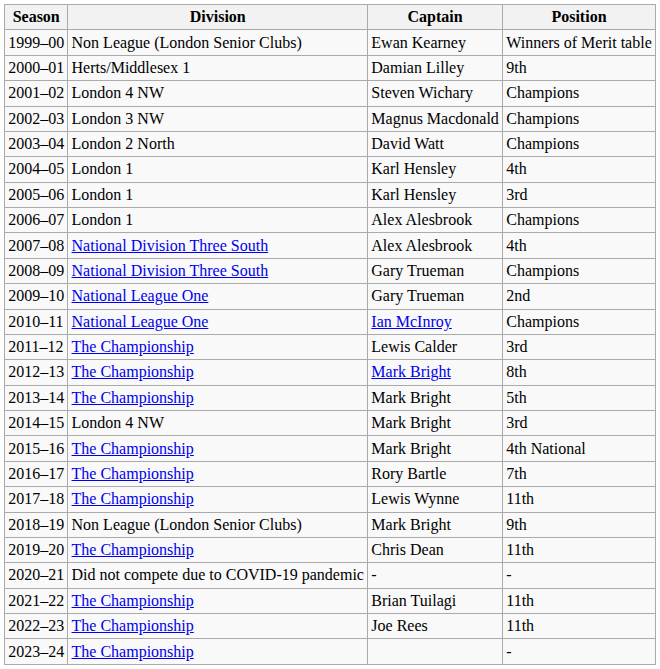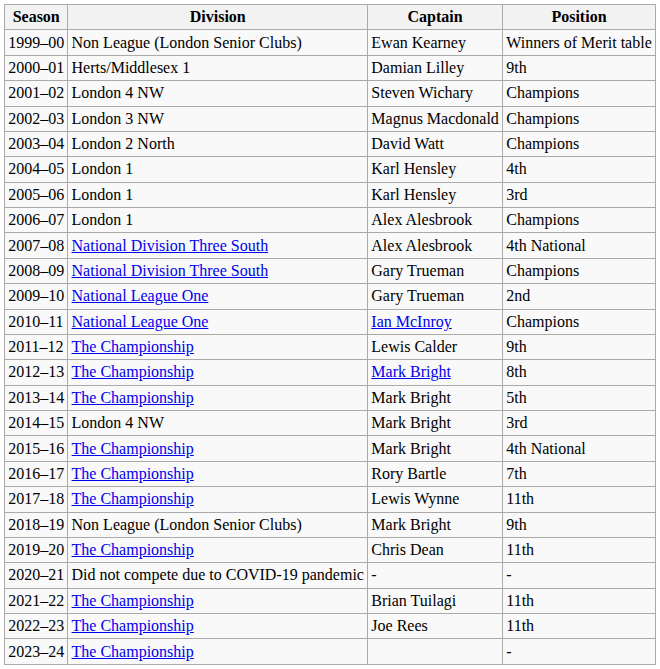(516, 245) 4th -> (546, 245) 4th National
(517, 347) 3rd -> (516, 347) 9th
